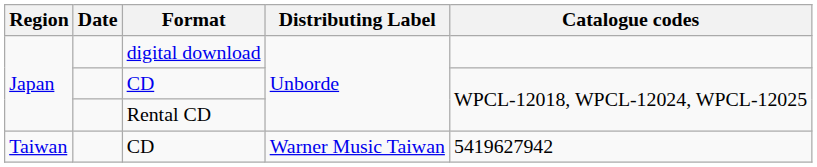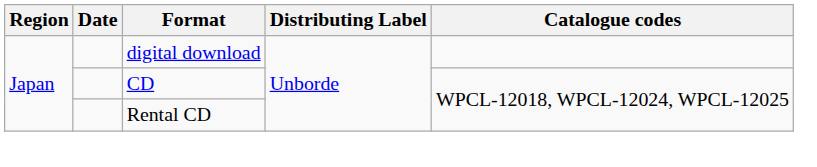- row: (38, 146)
